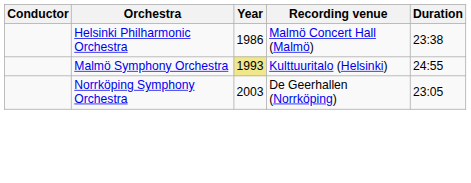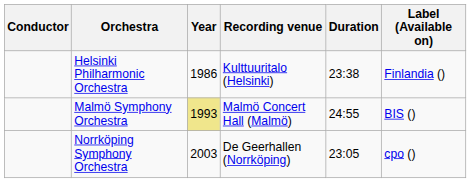+ column: (424, 27)
(323, 40) Malmö Concert Hall (Malmö) -> (255, 74) Kulttuuritalo (Helsinki)
(328, 66) Kulttuuritalo (Helsinki) -> (264, 114) Malmö Concert Hall (Malmö)
